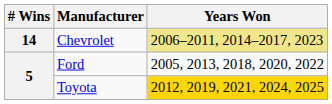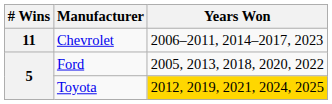(29, 40) 14 -> (29, 40) 11
(237, 40) khaki background -> (237, 40) no background
